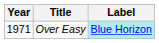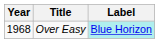(19, 30) 1971 -> (19, 30) 1968
